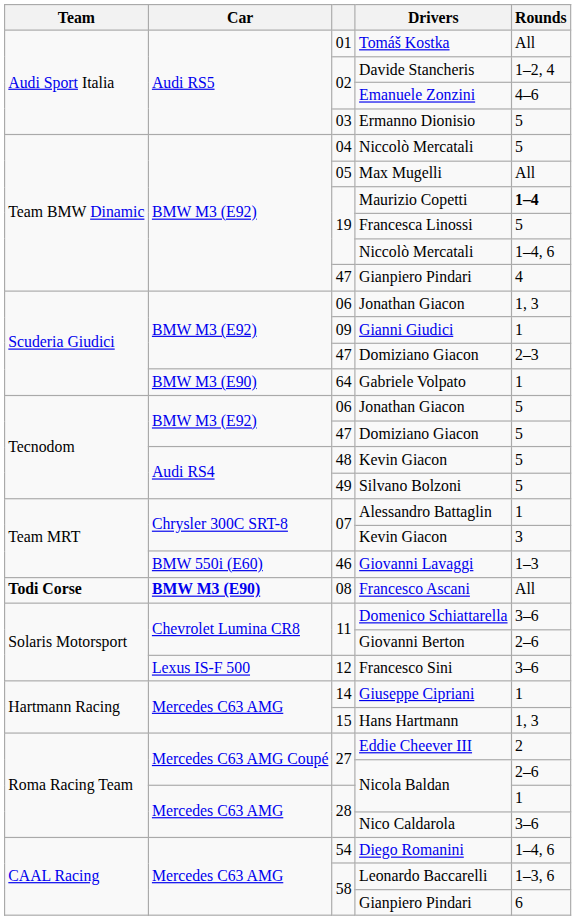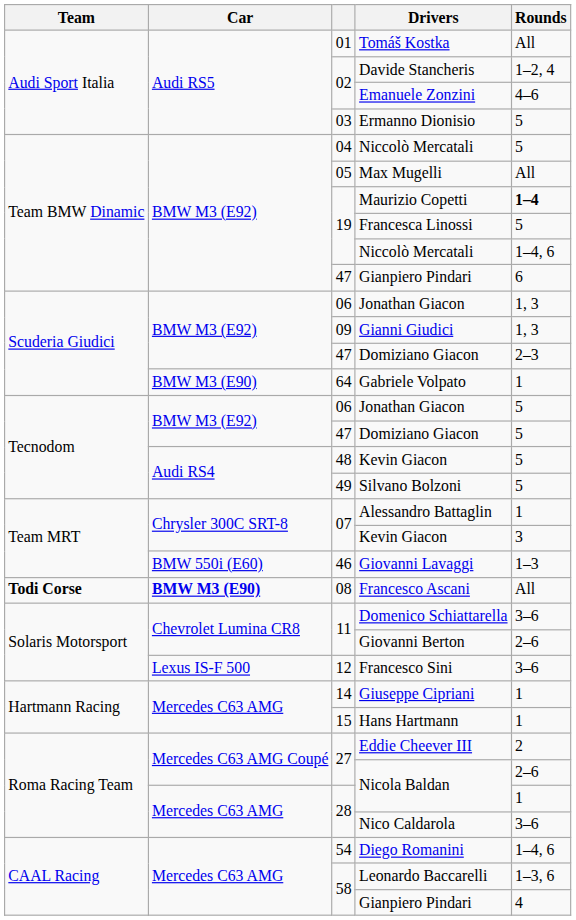(519, 277) 4 -> (519, 277) 6
(519, 329) 1 -> (527, 329) 1, 3
(527, 719) 1, 3 -> (519, 719) 1
(519, 902) 6 -> (519, 902) 4
